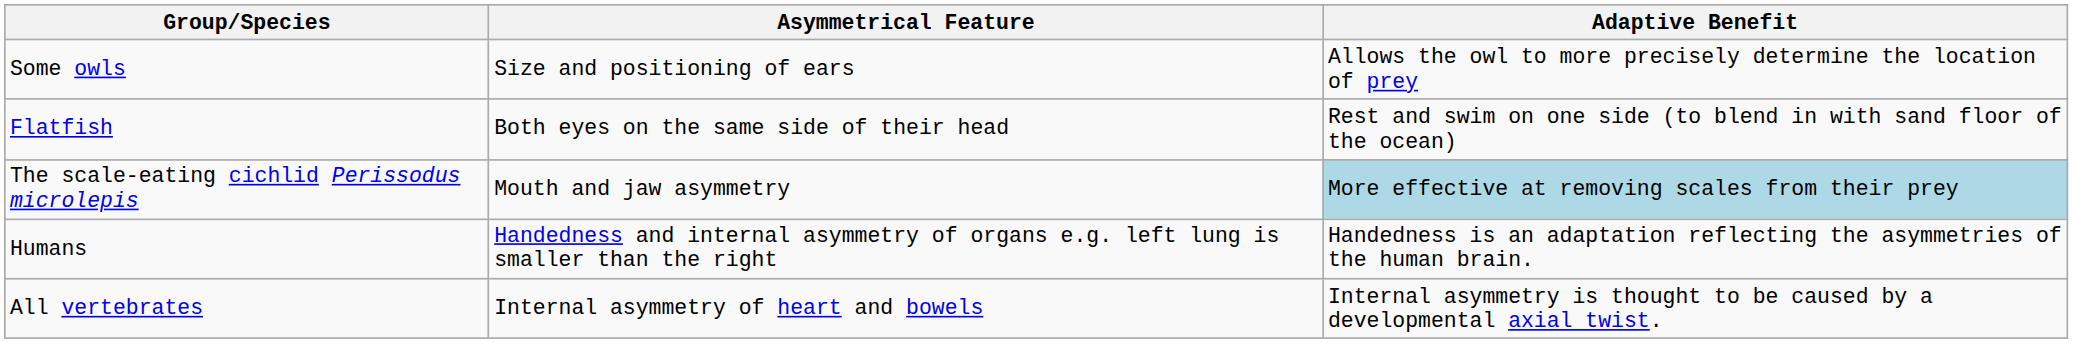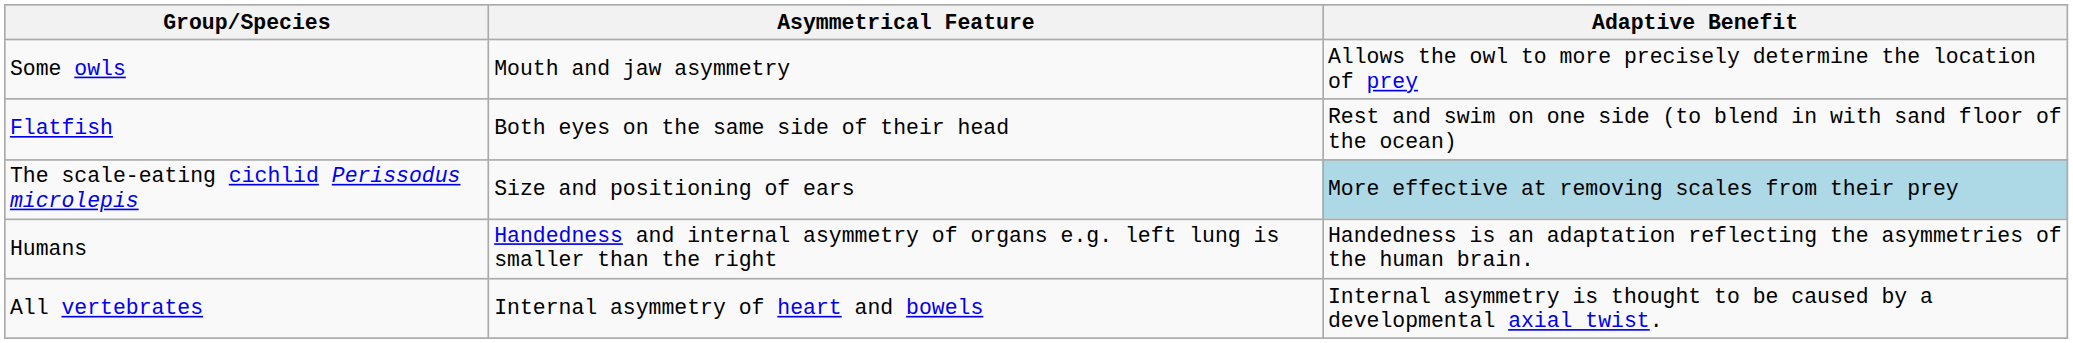(674, 70) Size and positioning of ears -> (642, 70) Mouth and jaw asymmetry
(642, 189) Mouth and jaw asymmetry -> (674, 189) Size and positioning of ears
